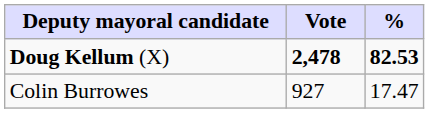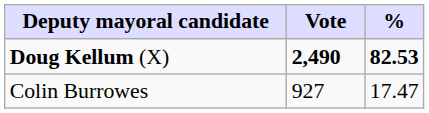(316, 56) 2,478 -> (316, 56) 2,490
